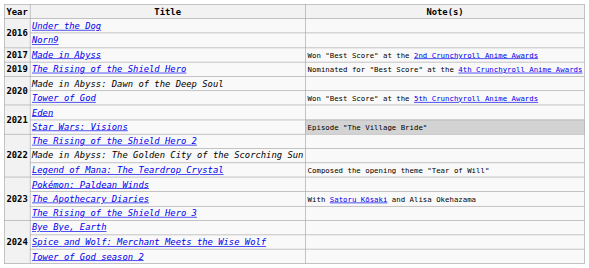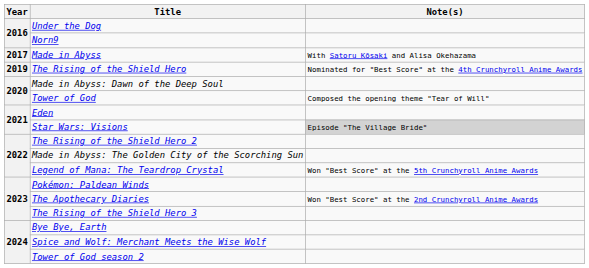(423, 55) Won "Best Score" at the 2nd Crunchyroll Anime Awards -> (392, 55) With Satoru Kōsaki and Alisa Okehazama
(423, 99) Won "Best Score" at the 5th Crunchyroll Anime Awards -> (398, 99) Composed the opening theme "Tear of Will"
(398, 171) Composed the opening theme "Tear of Will" -> (423, 171) Won "Best Score" at the 5th Crunchyroll Anime Awards
(392, 200) With Satoru Kōsaki and Alisa Okehazama -> (423, 200) Won "Best Score" at the 2nd Crunchyroll Anime Awards
